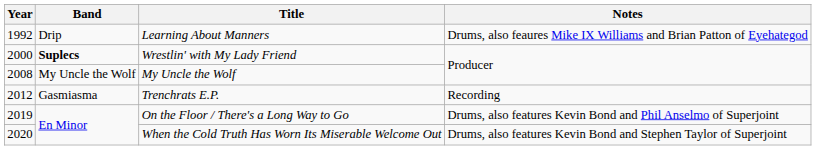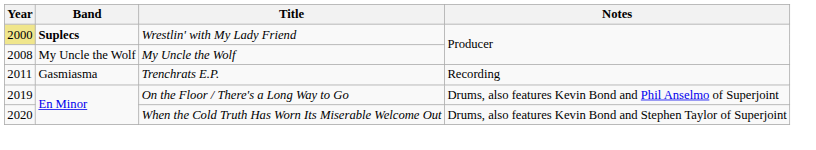- row: (205, 34)
(20, 54) no background -> (20, 34) khaki background
(20, 94) 2012 -> (20, 74) 2011
